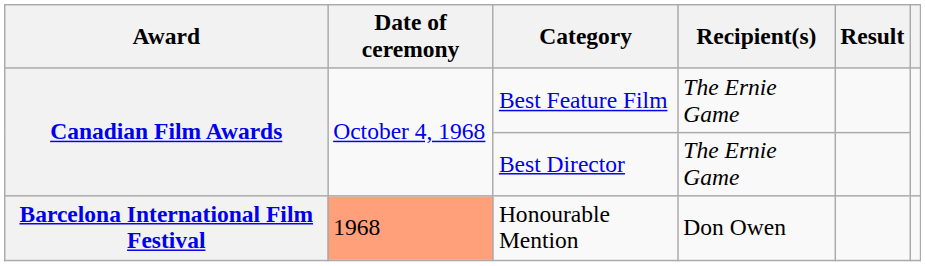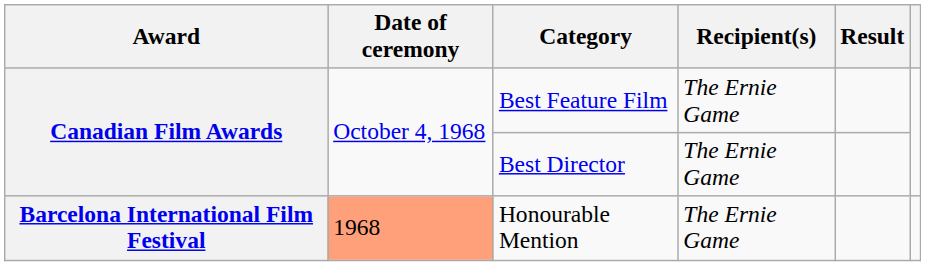(735, 227) Don Owen -> (730, 227) The Ernie Game
